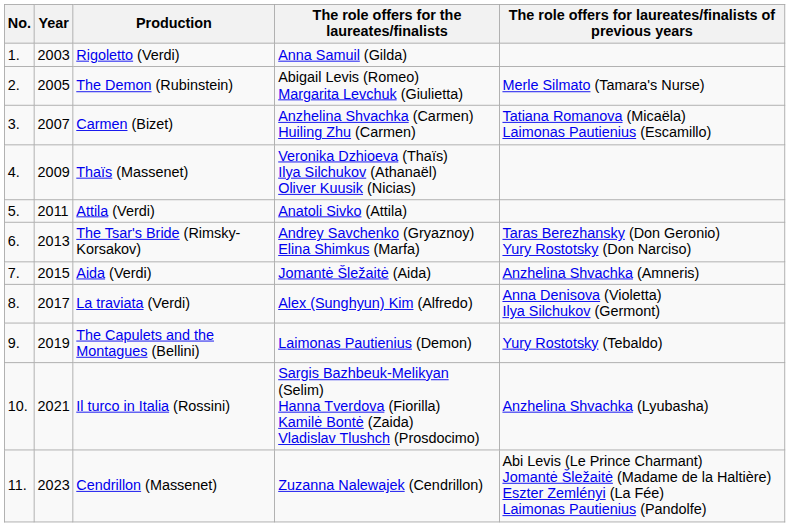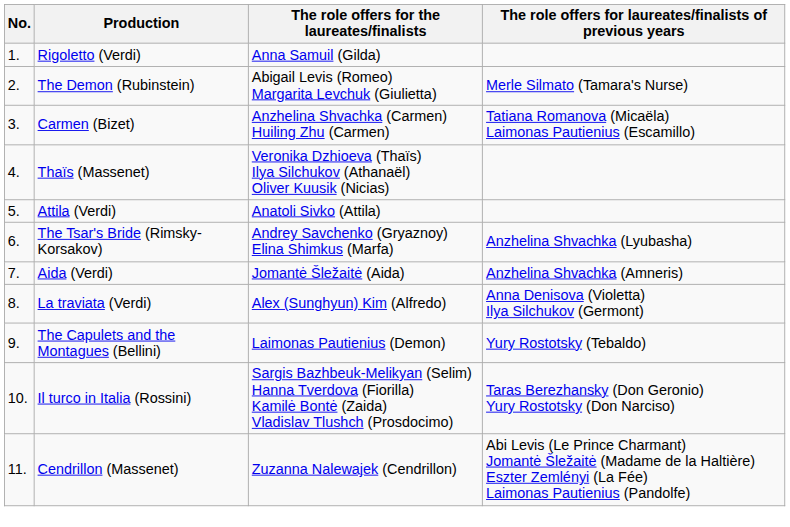- column: (54, 24)
(611, 242) Taras Berezhansky (Don Geronio) Yury Rostotsky (Don Narciso) -> (589, 242) Anzhelina Shvachka (Lyubasha)
(605, 406) Anzhelina Shvachka (Lyubasha) -> (595, 398) Taras Berezhansky (Don Geronio) Yury Rostotsky (Don Narciso)
